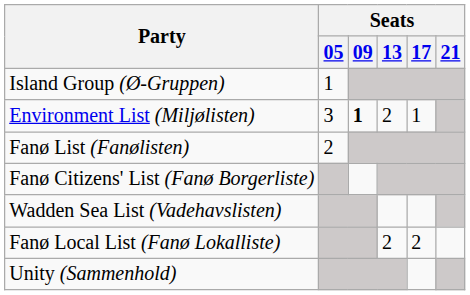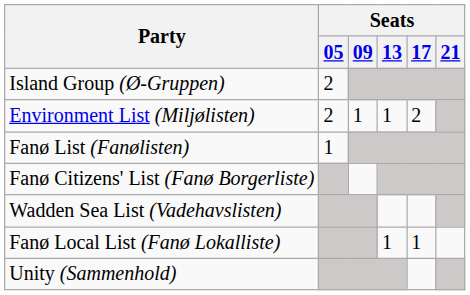(329, 83) 1 -> (329, 83) 2
(329, 115) 3 -> (329, 115) 2
(358, 115) bold -> (358, 115) normal
(387, 115) 2 -> (387, 115) 1
(416, 115) 1 -> (416, 115) 2
(329, 147) 2 -> (329, 147) 1
(387, 242) 2 -> (387, 242) 1
(416, 242) 2 -> (416, 242) 1
